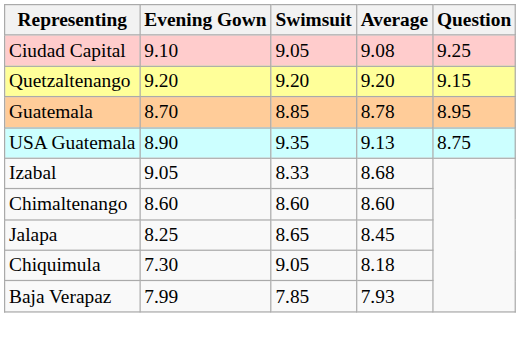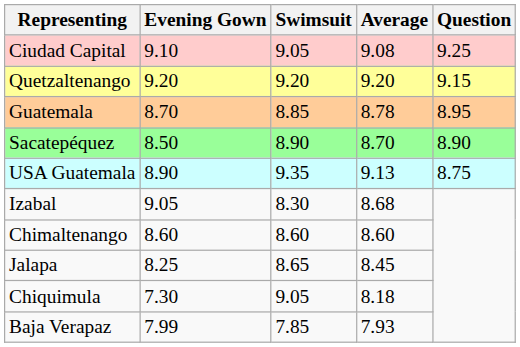+ row: (62, 142)
(292, 173) 8.33 -> (292, 204) 8.30
